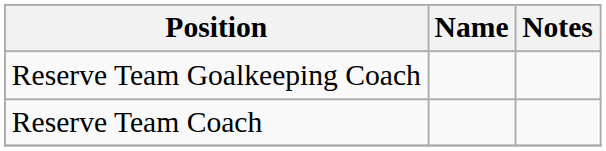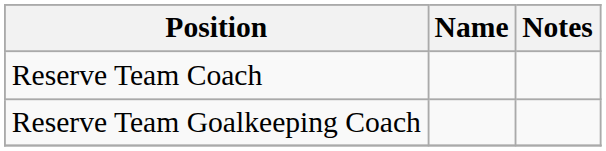rows swapped: (137, 121) <-> (216, 74)
